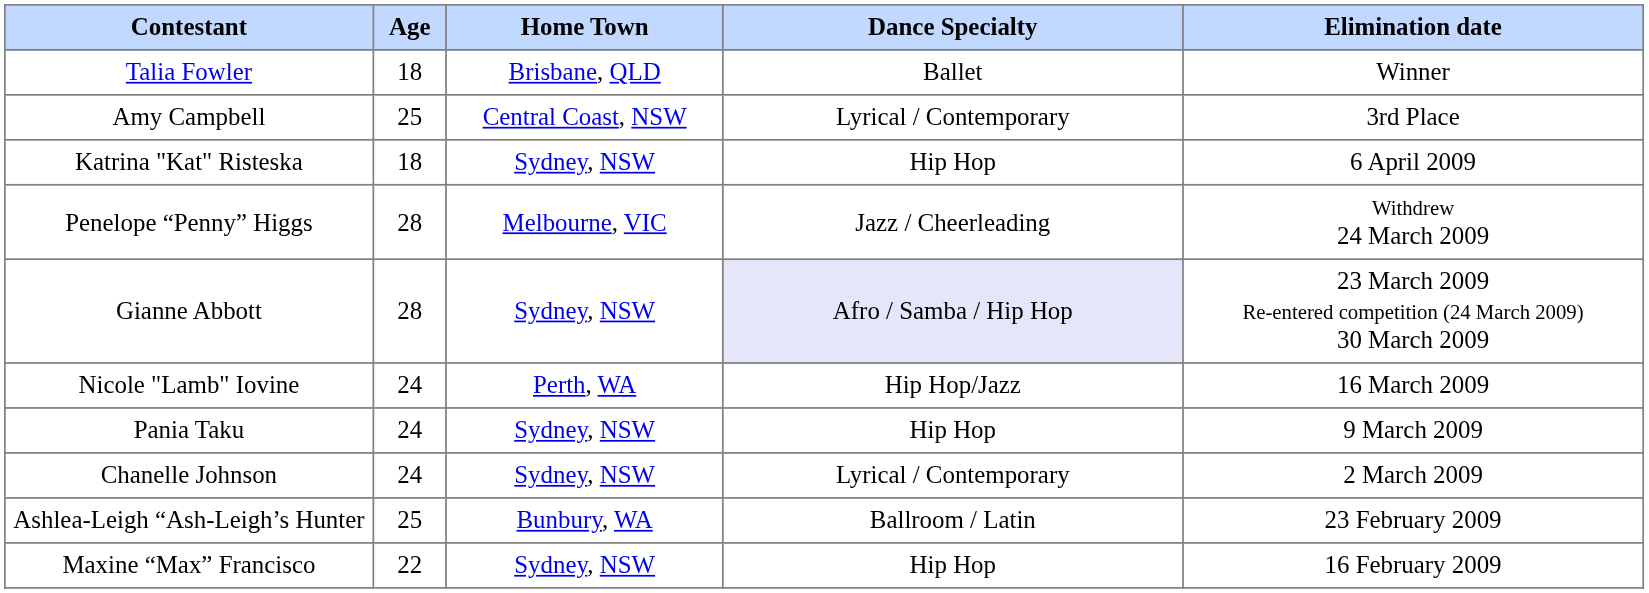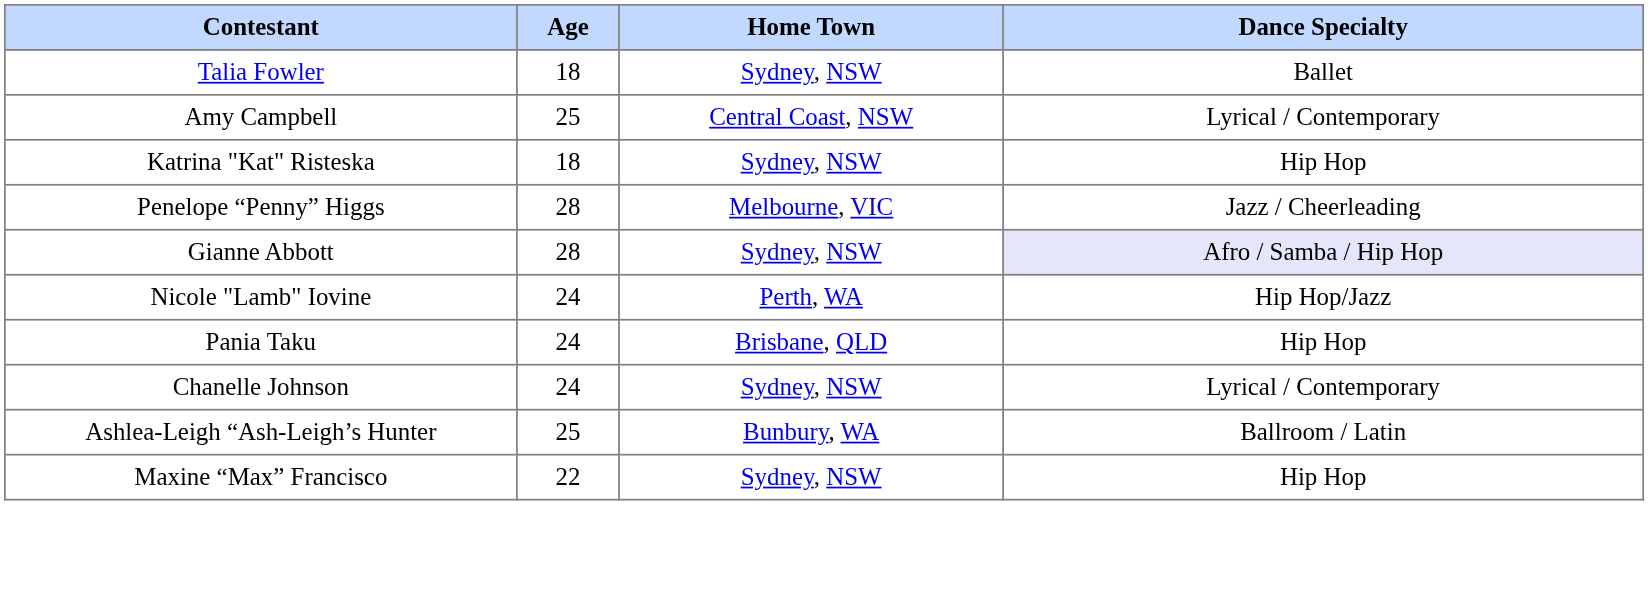- column: (1413, 26)
(585, 71) Brisbane, QLD -> (811, 71) Sydney, NSW
(585, 430) Sydney, NSW -> (811, 341) Brisbane, QLD
